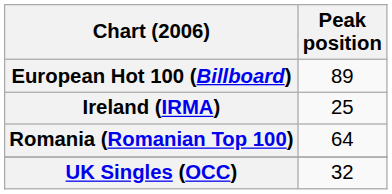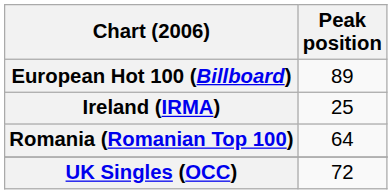(342, 172) 32 -> (342, 172) 72
